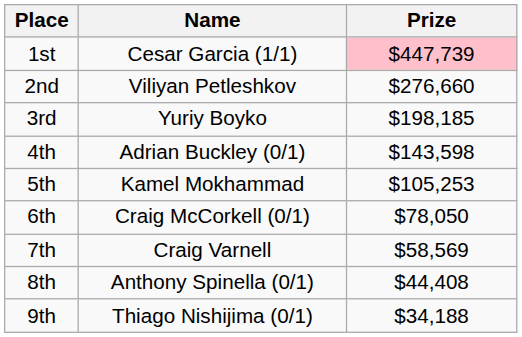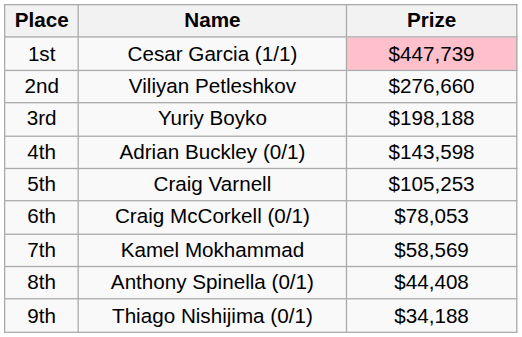(432, 119) $198,185 -> (432, 119) $198,188
(212, 184) Kamel Mokhammad -> (212, 184) Craig Varnell
(432, 217) $78,050 -> (432, 217) $78,053
(212, 250) Craig Varnell -> (212, 250) Kamel Mokhammad
